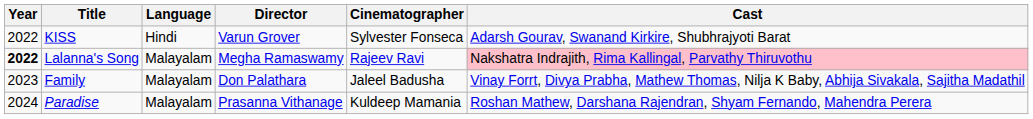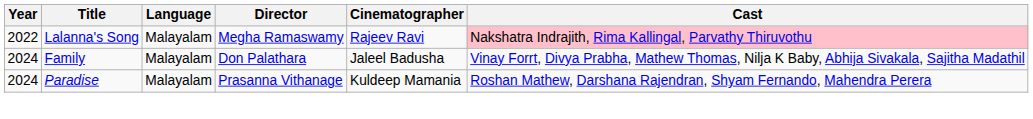- row: (60, 37)
(23, 59) bold -> (23, 37) normal
(23, 80) 2023 -> (23, 59) 2024
